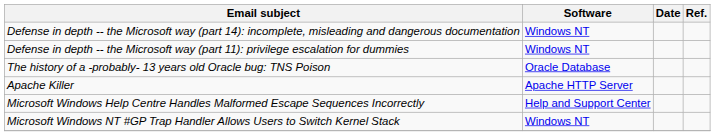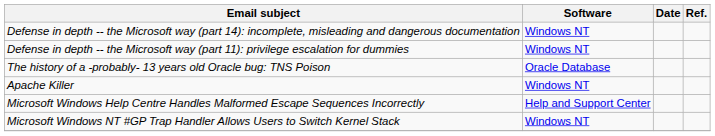(579, 85) Apache HTTP Server -> (557, 85) Windows NT
